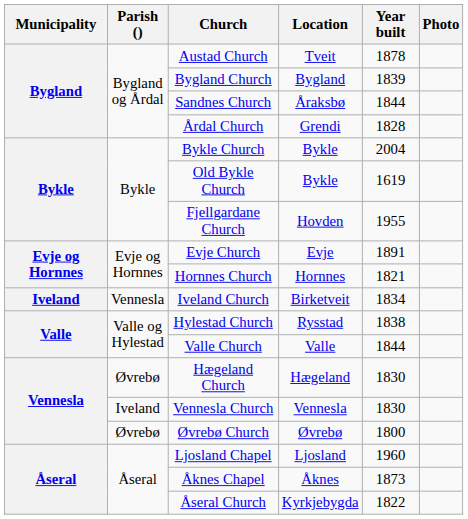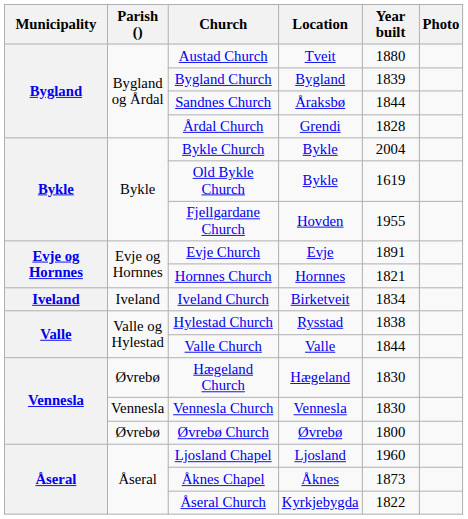(391, 56) 1878 -> (391, 56) 1880
(138, 299) Vennesla -> (138, 299) Iveland
(138, 409) Iveland -> (138, 409) Vennesla
